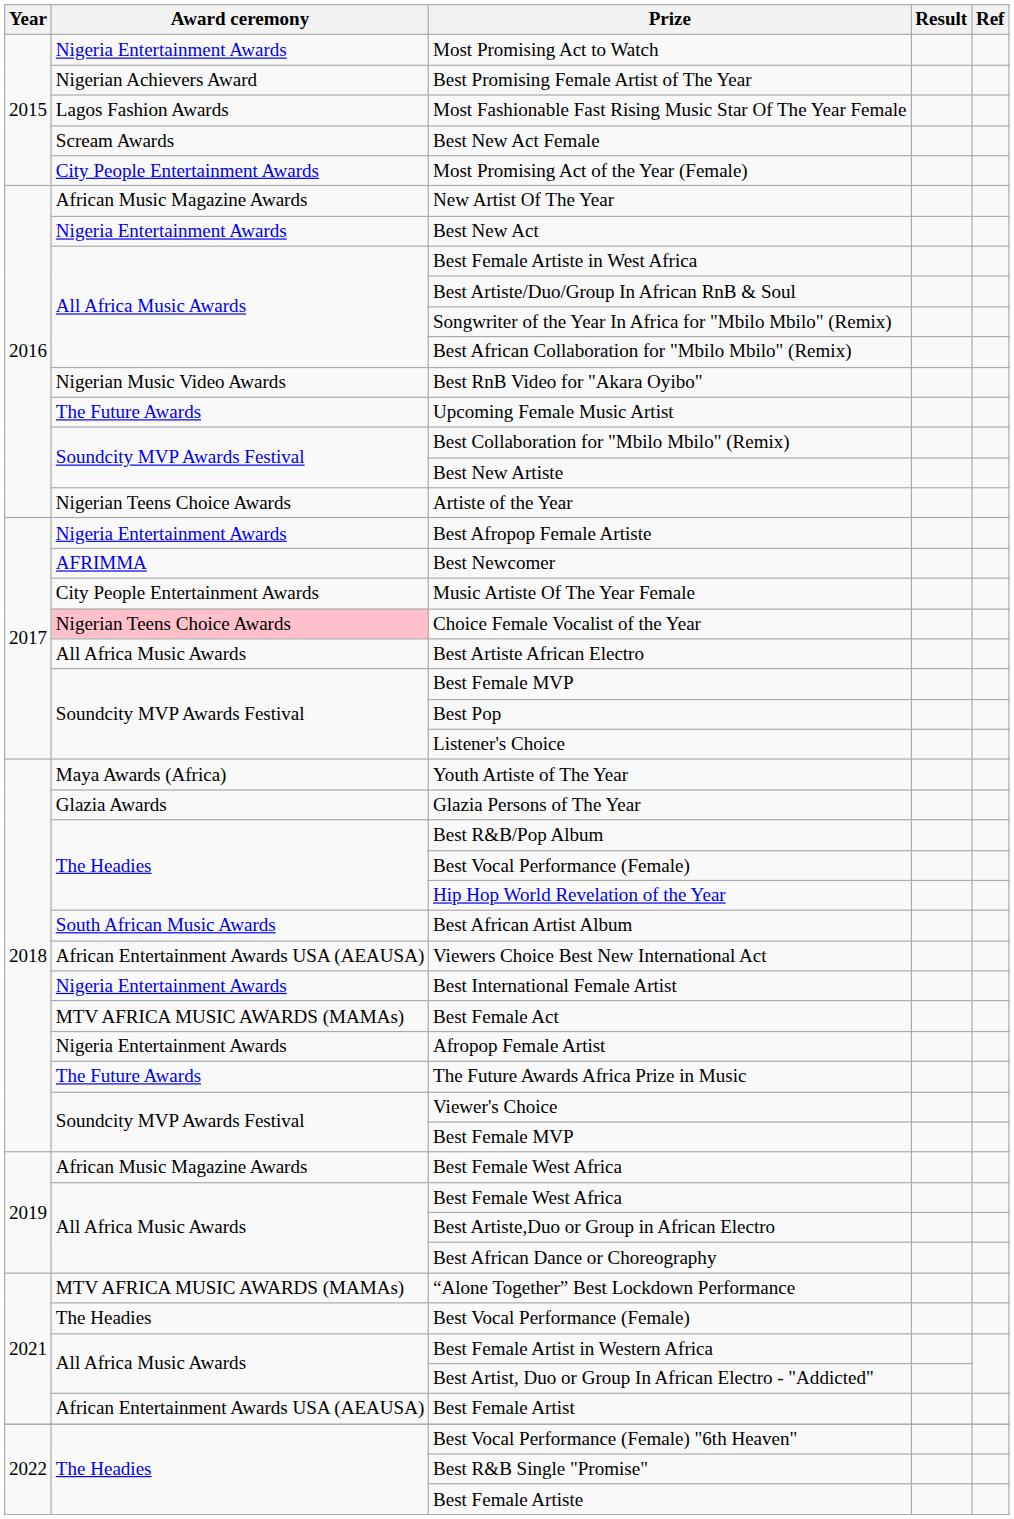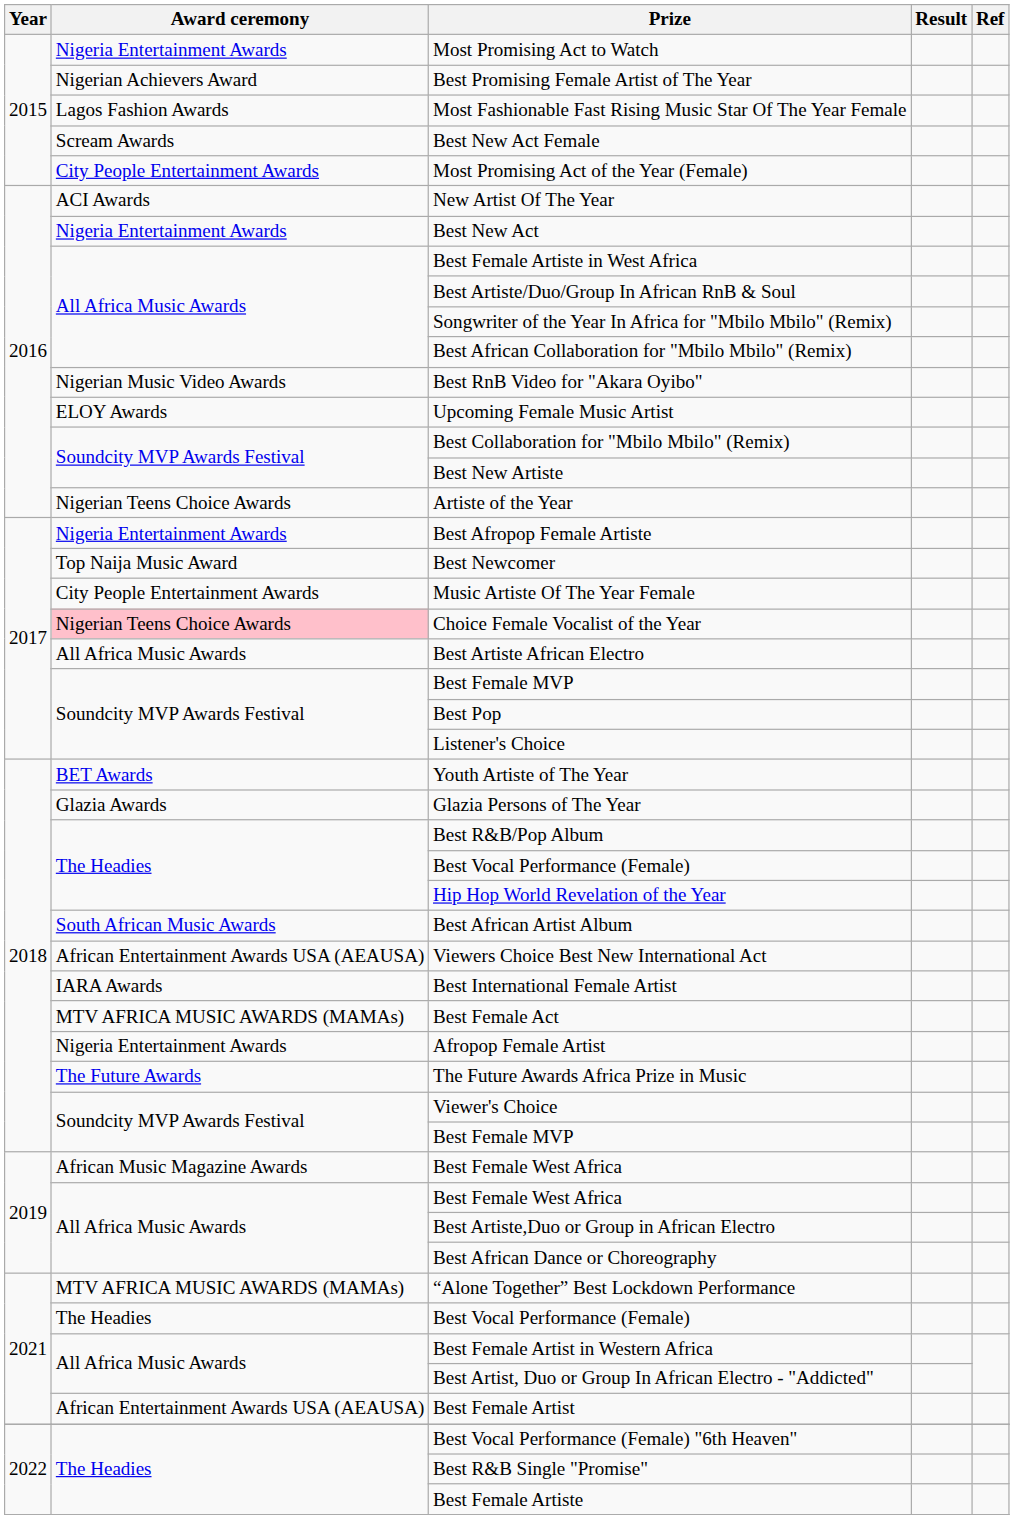(182, 200) African Music Magazine Awards -> (103, 200) ACI Awards
(128, 412) The Future Awards -> (111, 412) ELOY Awards
(101, 563) AFRIMMA -> (147, 563) Top Naija Music Award
(141, 774) Maya Awards (Africa) -> (104, 774) BET Awards
(171, 985) Nigeria Entertainment Awards -> (109, 985) IARA Awards
